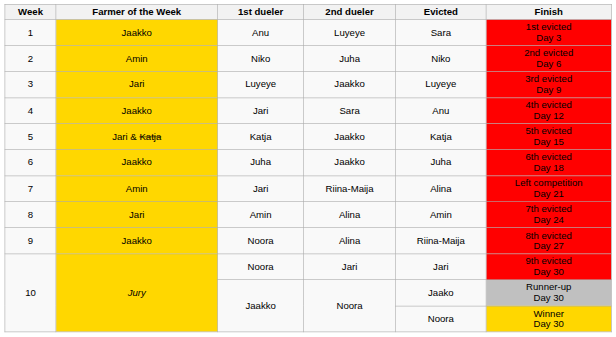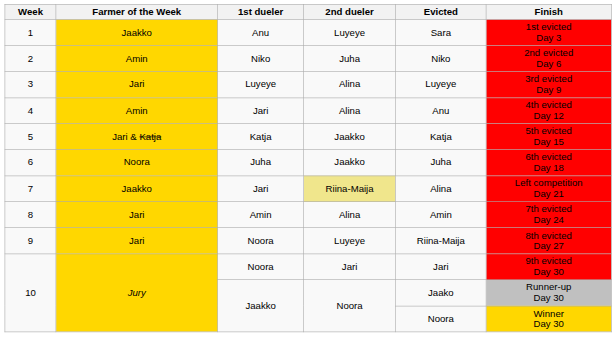(350, 84) Jaakko -> (350, 84) Alina
(137, 110) Jaakko -> (137, 110) Amin
(350, 110) Sara -> (350, 110) Alina
(137, 162) Jaakko -> (137, 162) Noora
(137, 188) Amin -> (137, 188) Jaakko
(350, 188) no background -> (350, 188) khaki background
(137, 240) Jaakko -> (137, 240) Jari
(350, 240) Alina -> (350, 240) Luyeye
